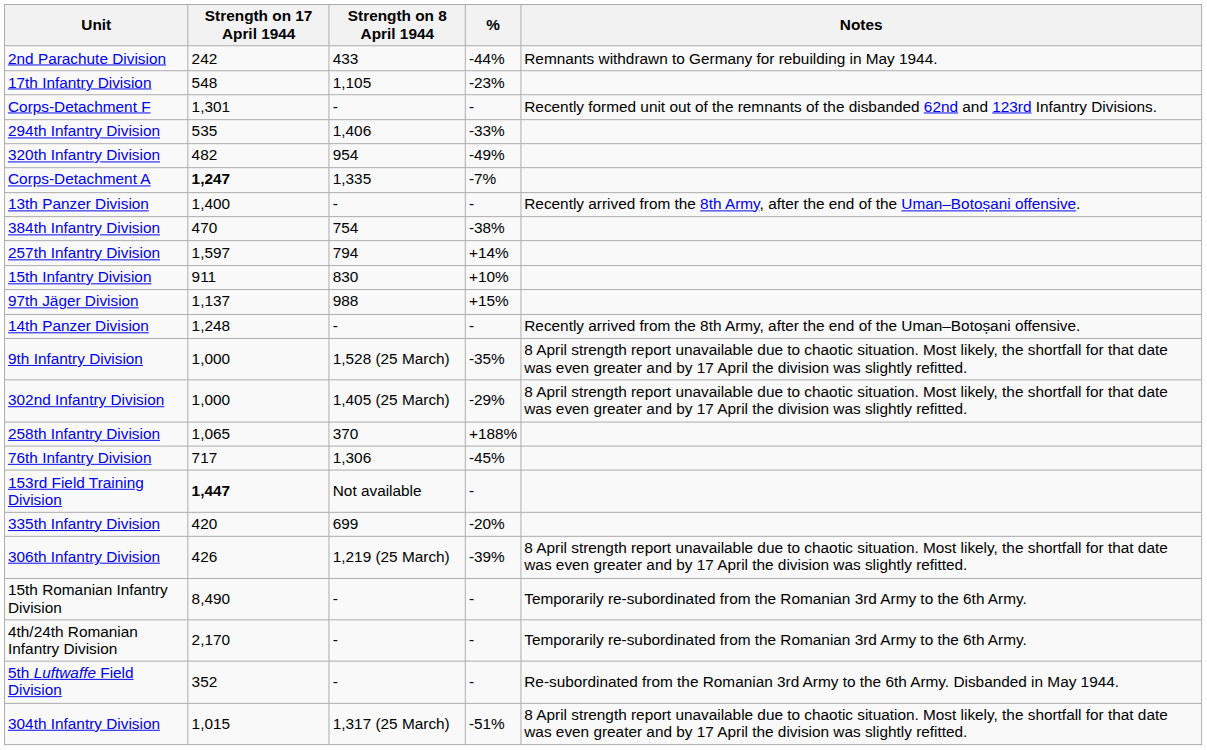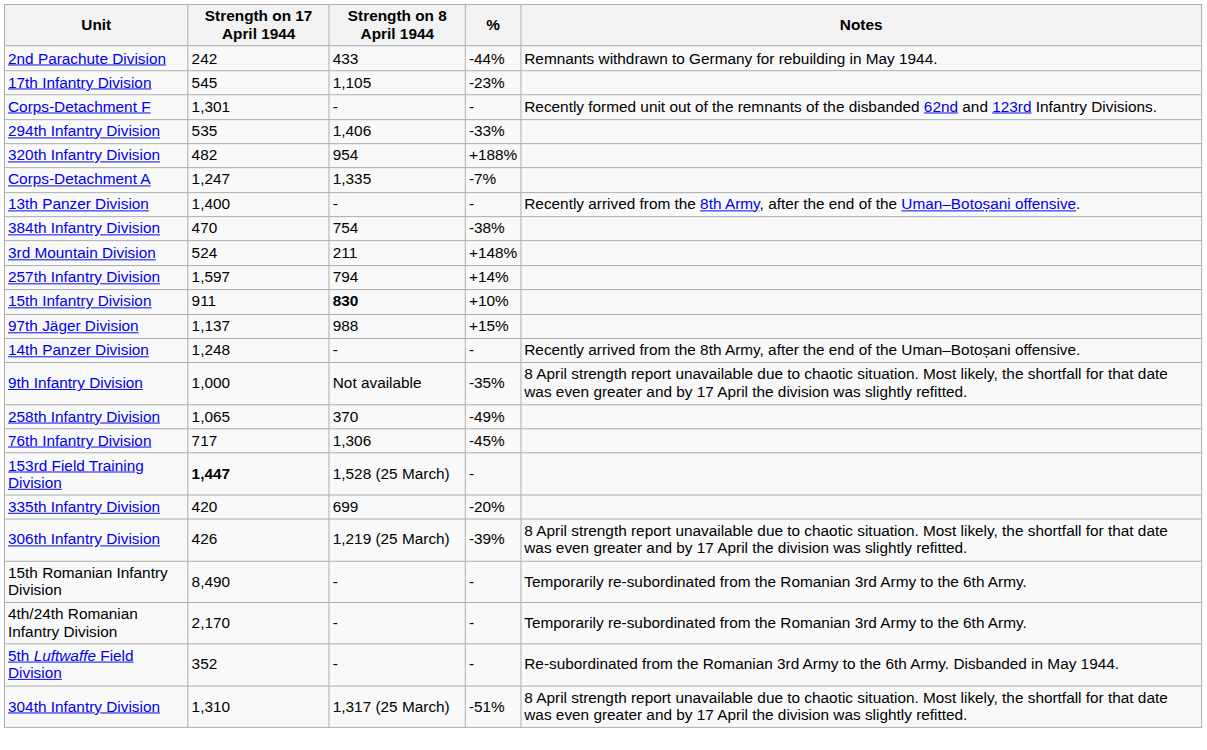(204, 82) 548 -> (204, 82) 545
(487, 155) -49% -> (493, 155) +188%
(211, 180) bold -> (211, 180) normal
+ row: (82, 253)
(346, 277) normal -> (346, 301) bold
(391, 359) 1,528 (25 March) -> (377, 383) Not available
- row: (86, 400)
(493, 433) +188% -> (487, 416) -49%
(377, 491) Not available -> (391, 474) 1,528 (25 March)
(211, 723) 1,015 -> (211, 706) 1,310
